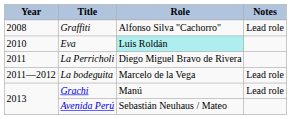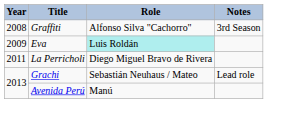(265, 28) Lead role -> (239, 28) 3rd Season
(17, 43) 2010 -> (17, 43) 2009
- row: (87, 75)
(130, 91) Manú -> (143, 75) Sebastián Neuhaus / Mateo
(173, 106) Sebastián Neuhaus / Mateo -> (101, 91) Manú
